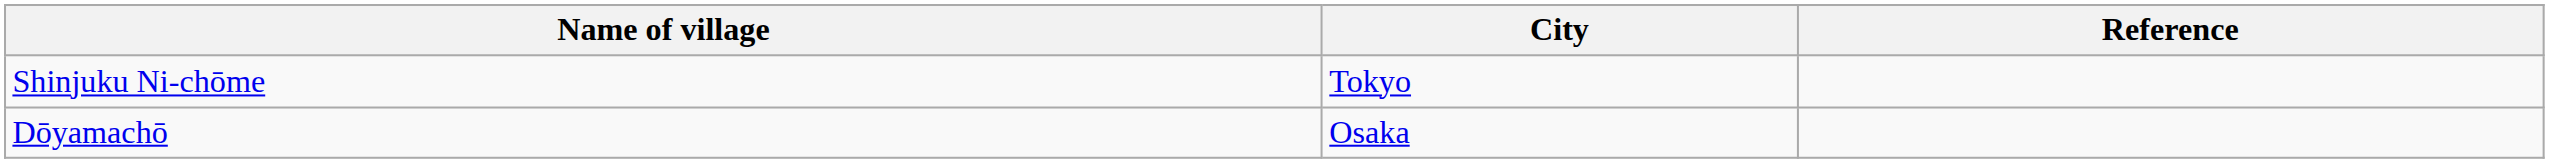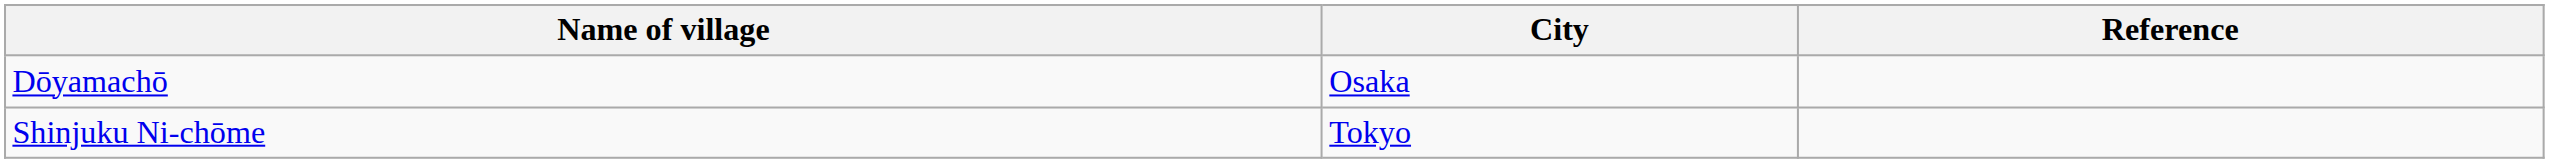rows swapped: (139, 81) <-> (90, 132)
